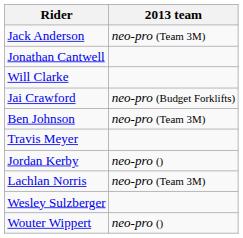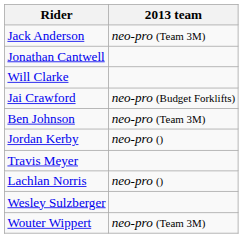rows swapped: (43, 160) <-> (43, 139)
(158, 181) neo-pro (Team 3M) -> (137, 181) neo-pro ()
(137, 222) neo-pro () -> (158, 222) neo-pro (Team 3M)
